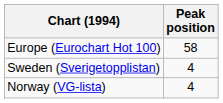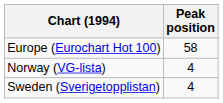rows swapped: (57, 87) <-> (84, 68)
